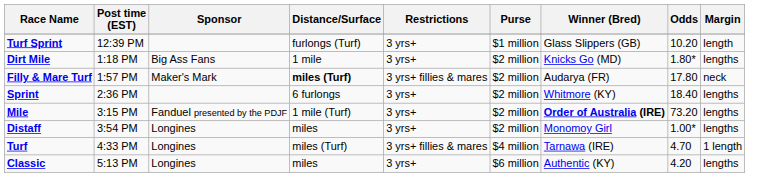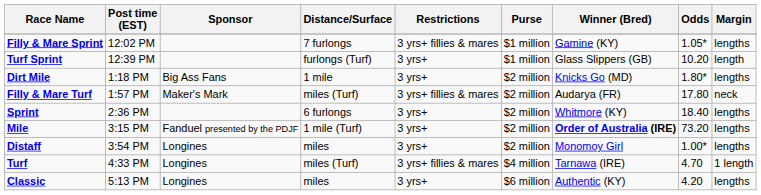+ row: (55, 43)
(322, 77) bold -> (331, 95) normal
